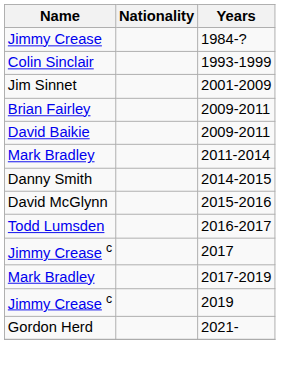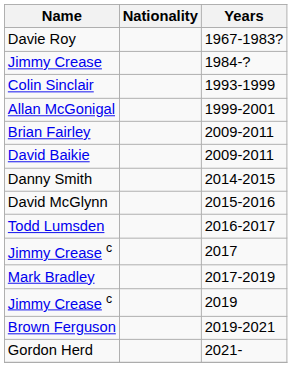+ row: (42, 39)
+ row: (61, 109)
- row: (42, 86)
- row: (51, 156)
+ row: (62, 327)
